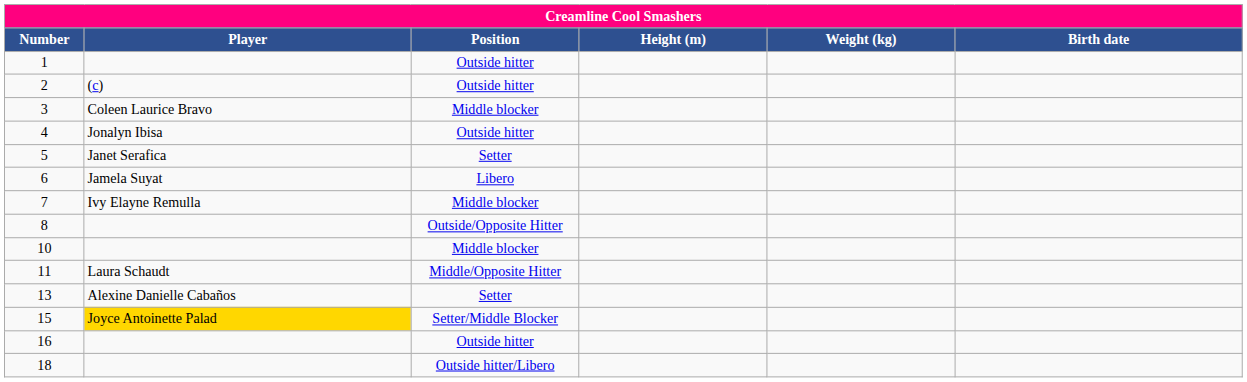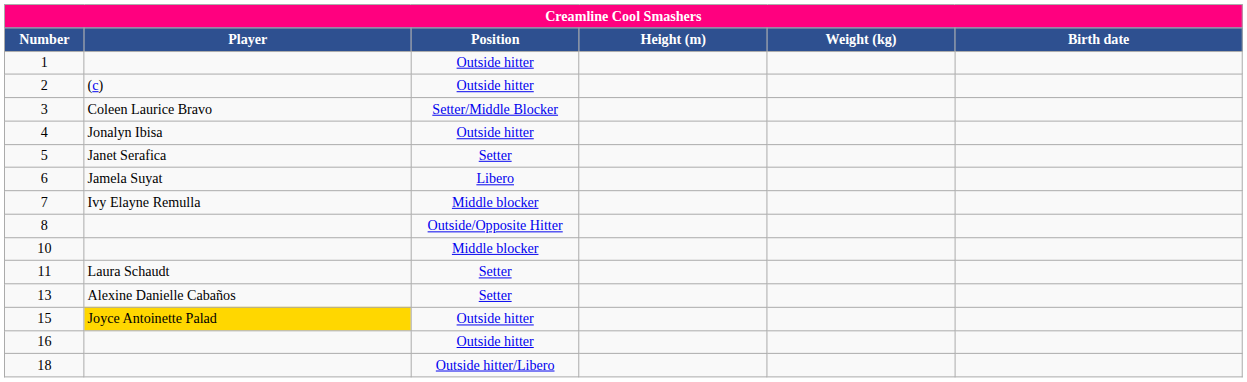(495, 109) Middle blocker -> (495, 109) Setter/Middle Blocker
(495, 272) Middle/Opposite Hitter -> (495, 272) Setter
(495, 319) Setter/Middle Blocker -> (495, 319) Outside hitter
